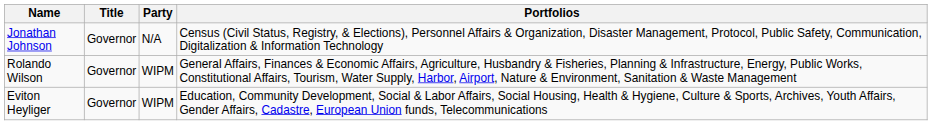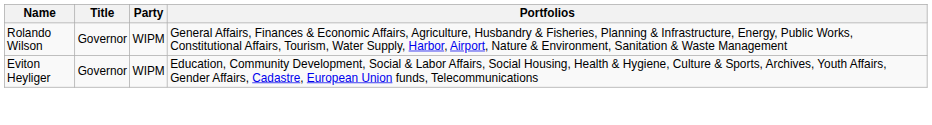- row: (31, 39)
